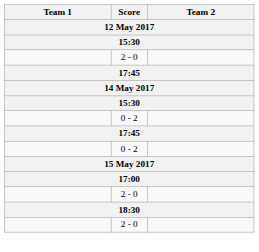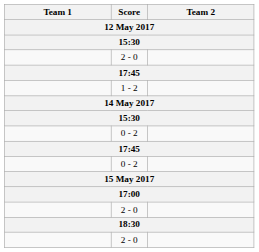+ row: (58, 88)
